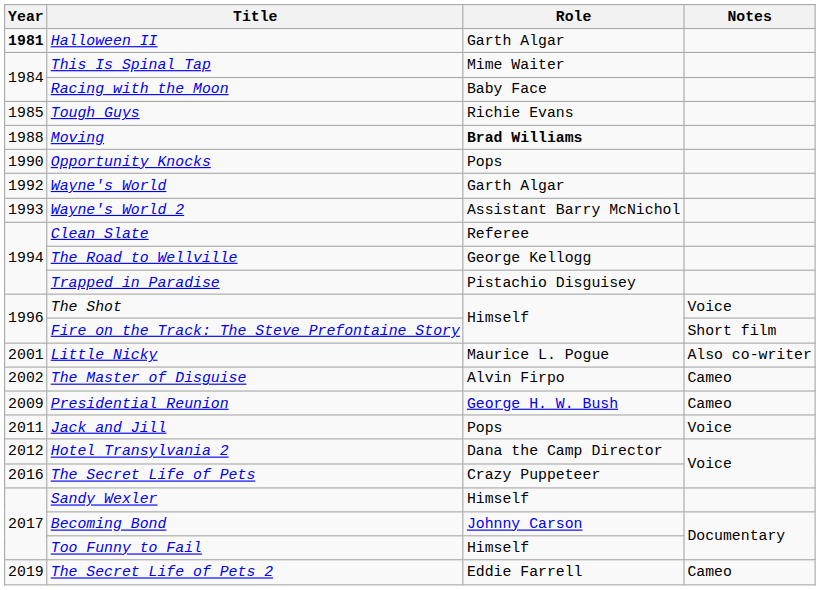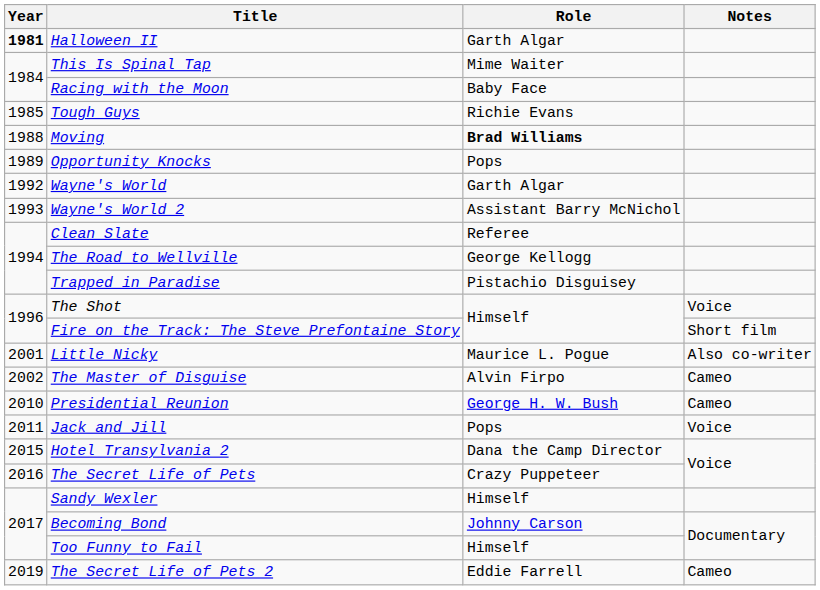(26, 162) 1990 -> (26, 162) 1989
(26, 403) 2009 -> (26, 403) 2010
(26, 451) 2012 -> (26, 451) 2015
